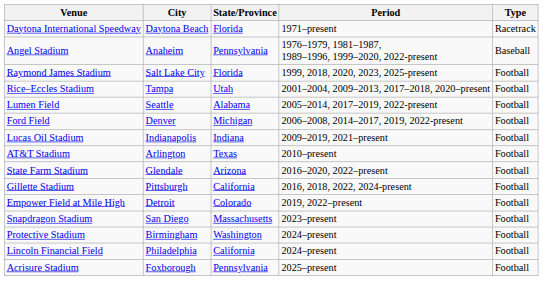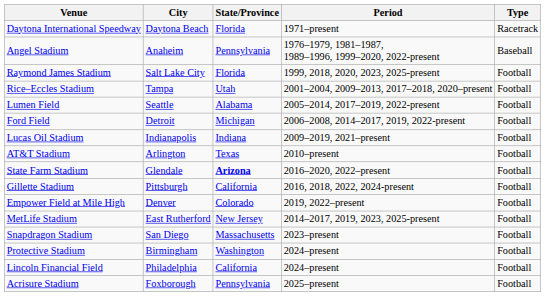(161, 121) Denver -> (160, 121) Detroit
(230, 170) normal -> (233, 170) bold
(160, 202) Detroit -> (161, 202) Denver
+ row: (42, 219)
